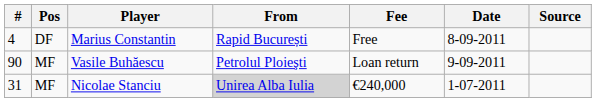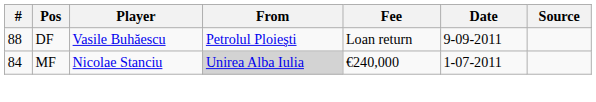- row: (123, 39)
(15, 62) 90 -> (15, 39) 88
(45, 62) MF -> (44, 39) DF
(15, 86) 31 -> (15, 62) 84
